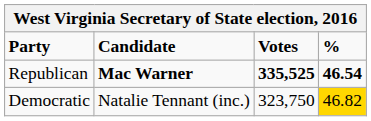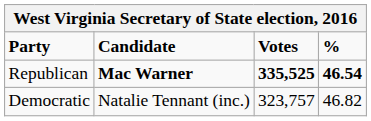(286, 101) 323,750 -> (286, 101) 323,757
(342, 101) gold background -> (342, 101) no background
